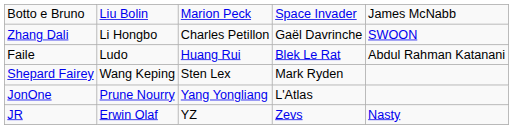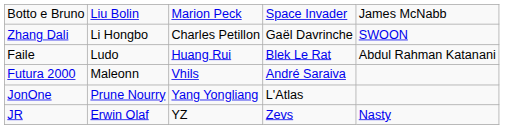- row: (51, 74)
+ row: (41, 74)
